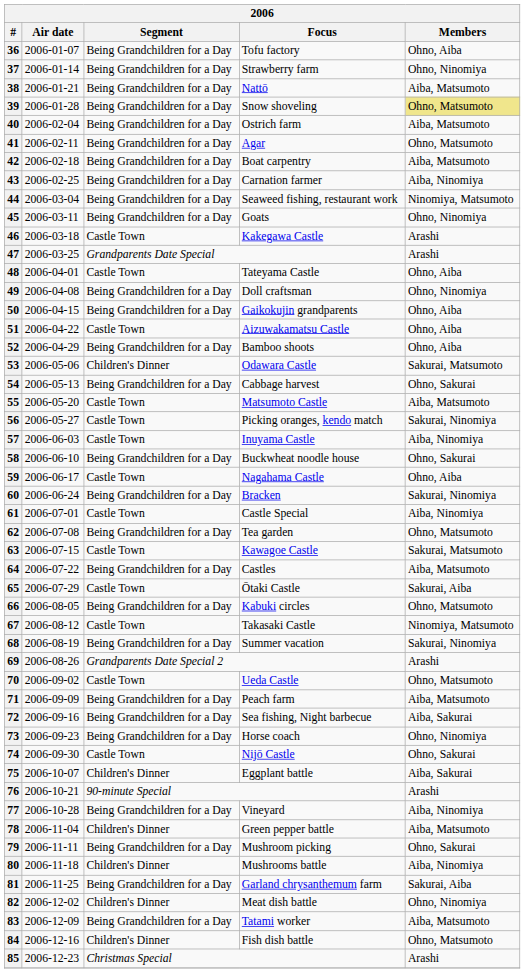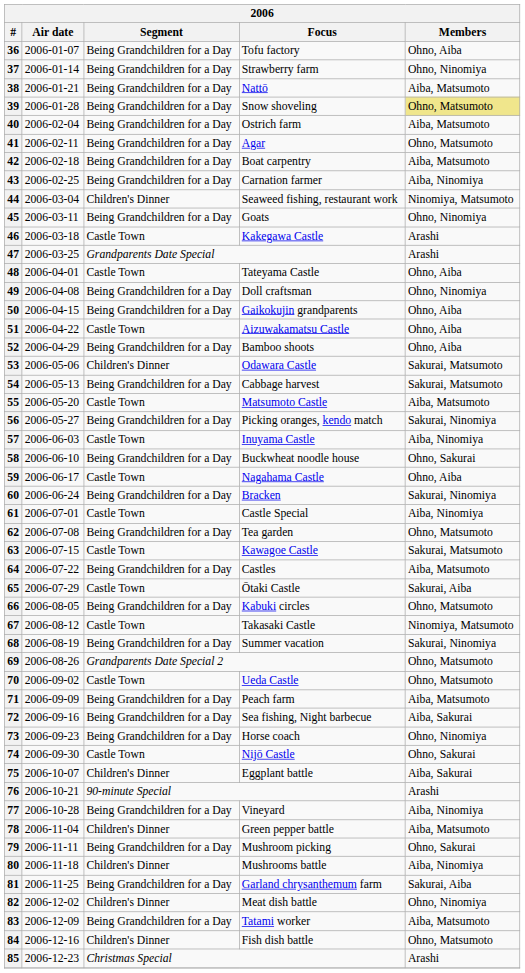(159, 198) Being Grandchildren for a Day -> (128, 198) Children's Dinner
(442, 384) Ohno, Sakurai -> (455, 384) Sakurai, Matsumoto
(116, 421) Castle Town -> (159, 421) Being Grandchildren for a Day
(423, 662) Arashi -> (450, 662) Ohno, Matsumoto
